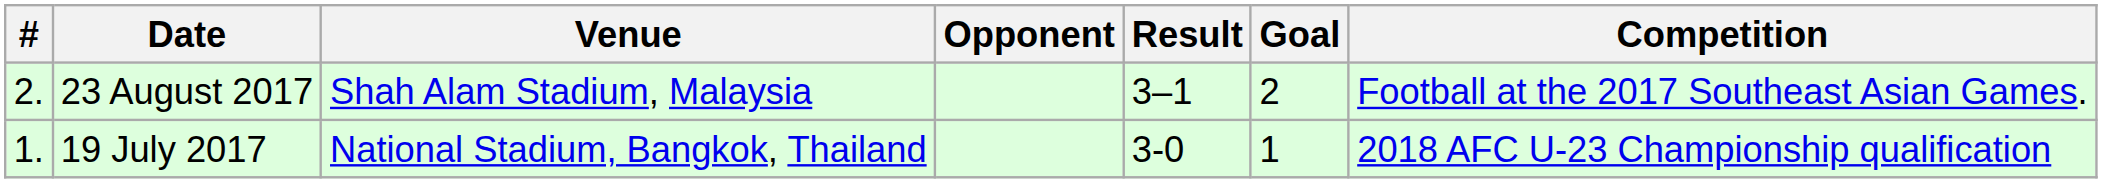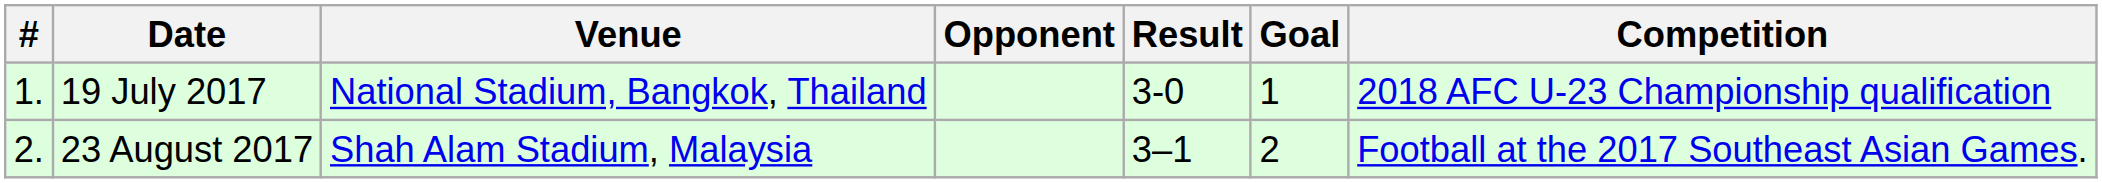rows swapped: (164, 149) <-> (187, 92)
